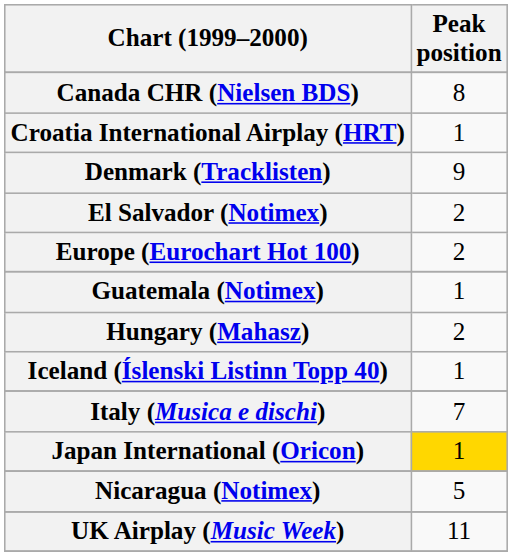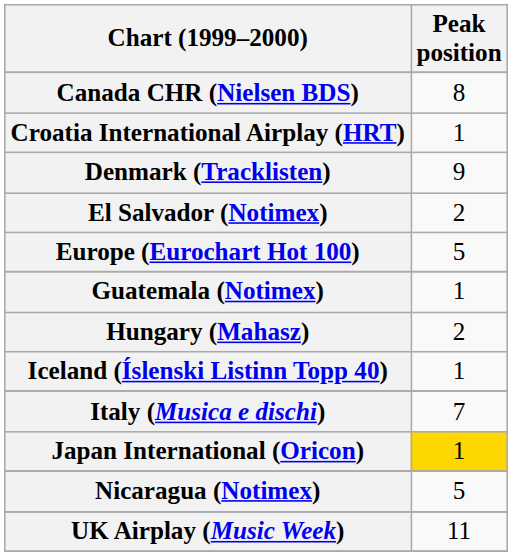(459, 251) 2 -> (459, 251) 5
